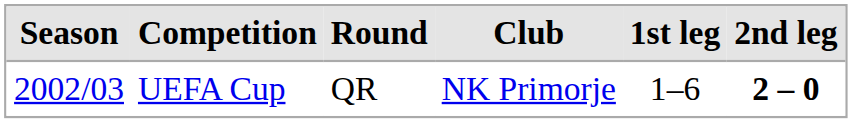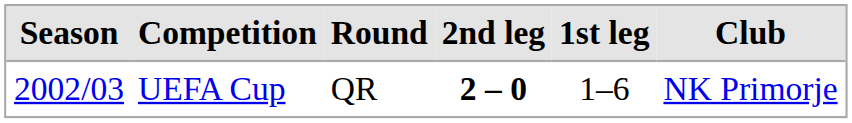columns swapped: (529, 32) <-> (786, 32)
